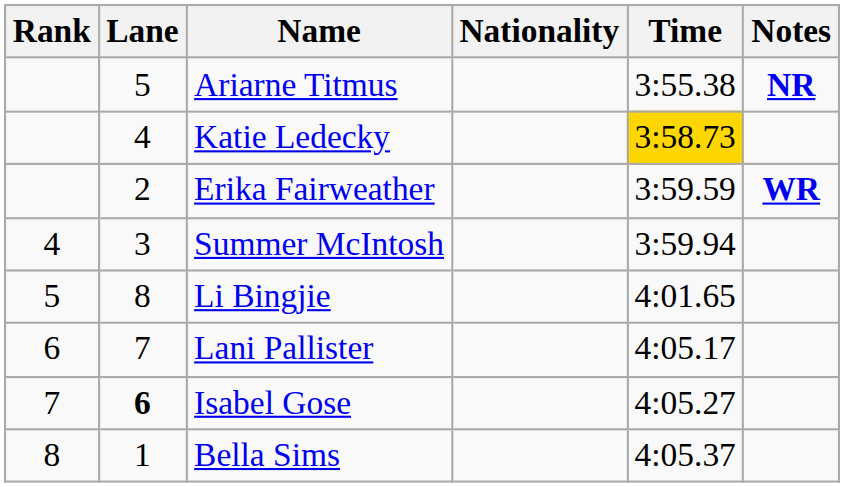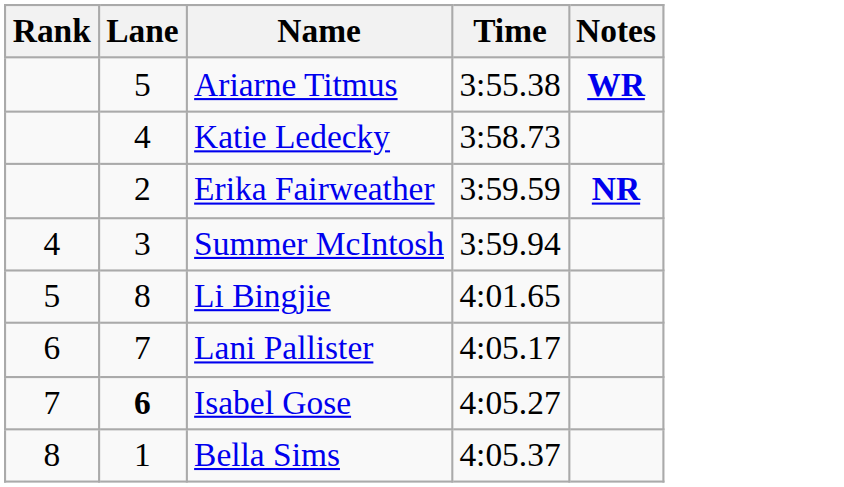- column: (539, 31)
(791, 84) NR -> (616, 84) WR
(685, 137) gold background -> (510, 137) no background
(791, 190) WR -> (616, 190) NR
